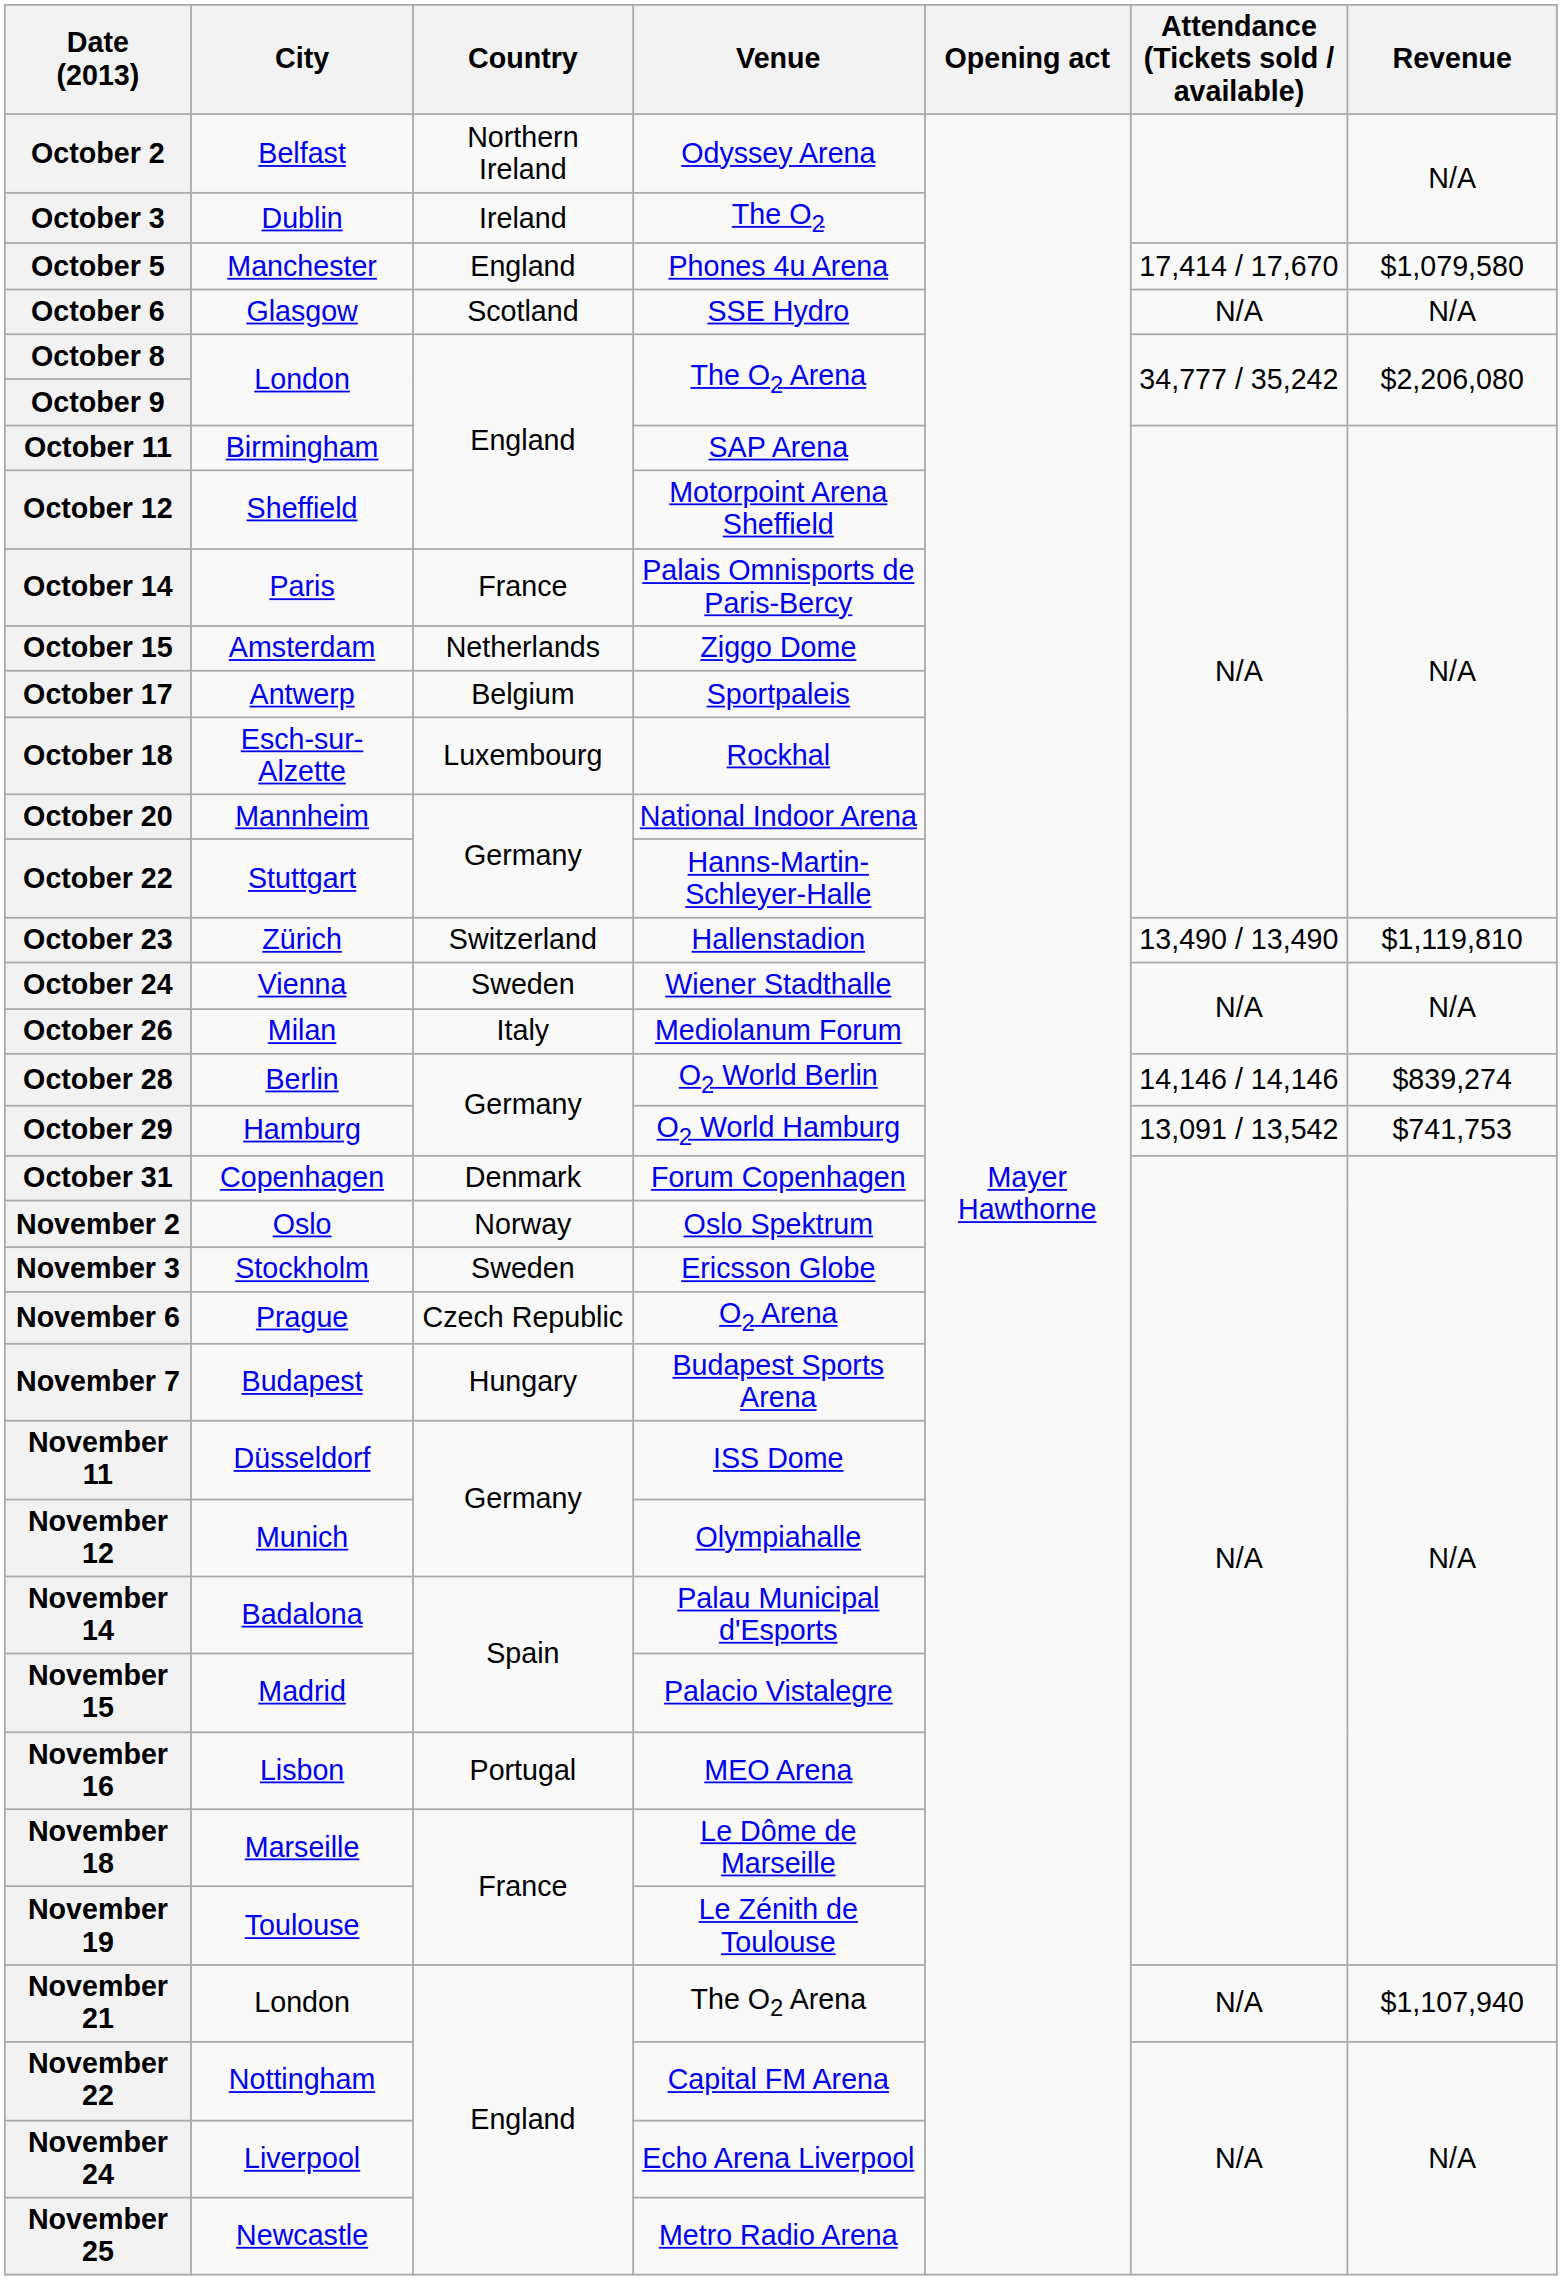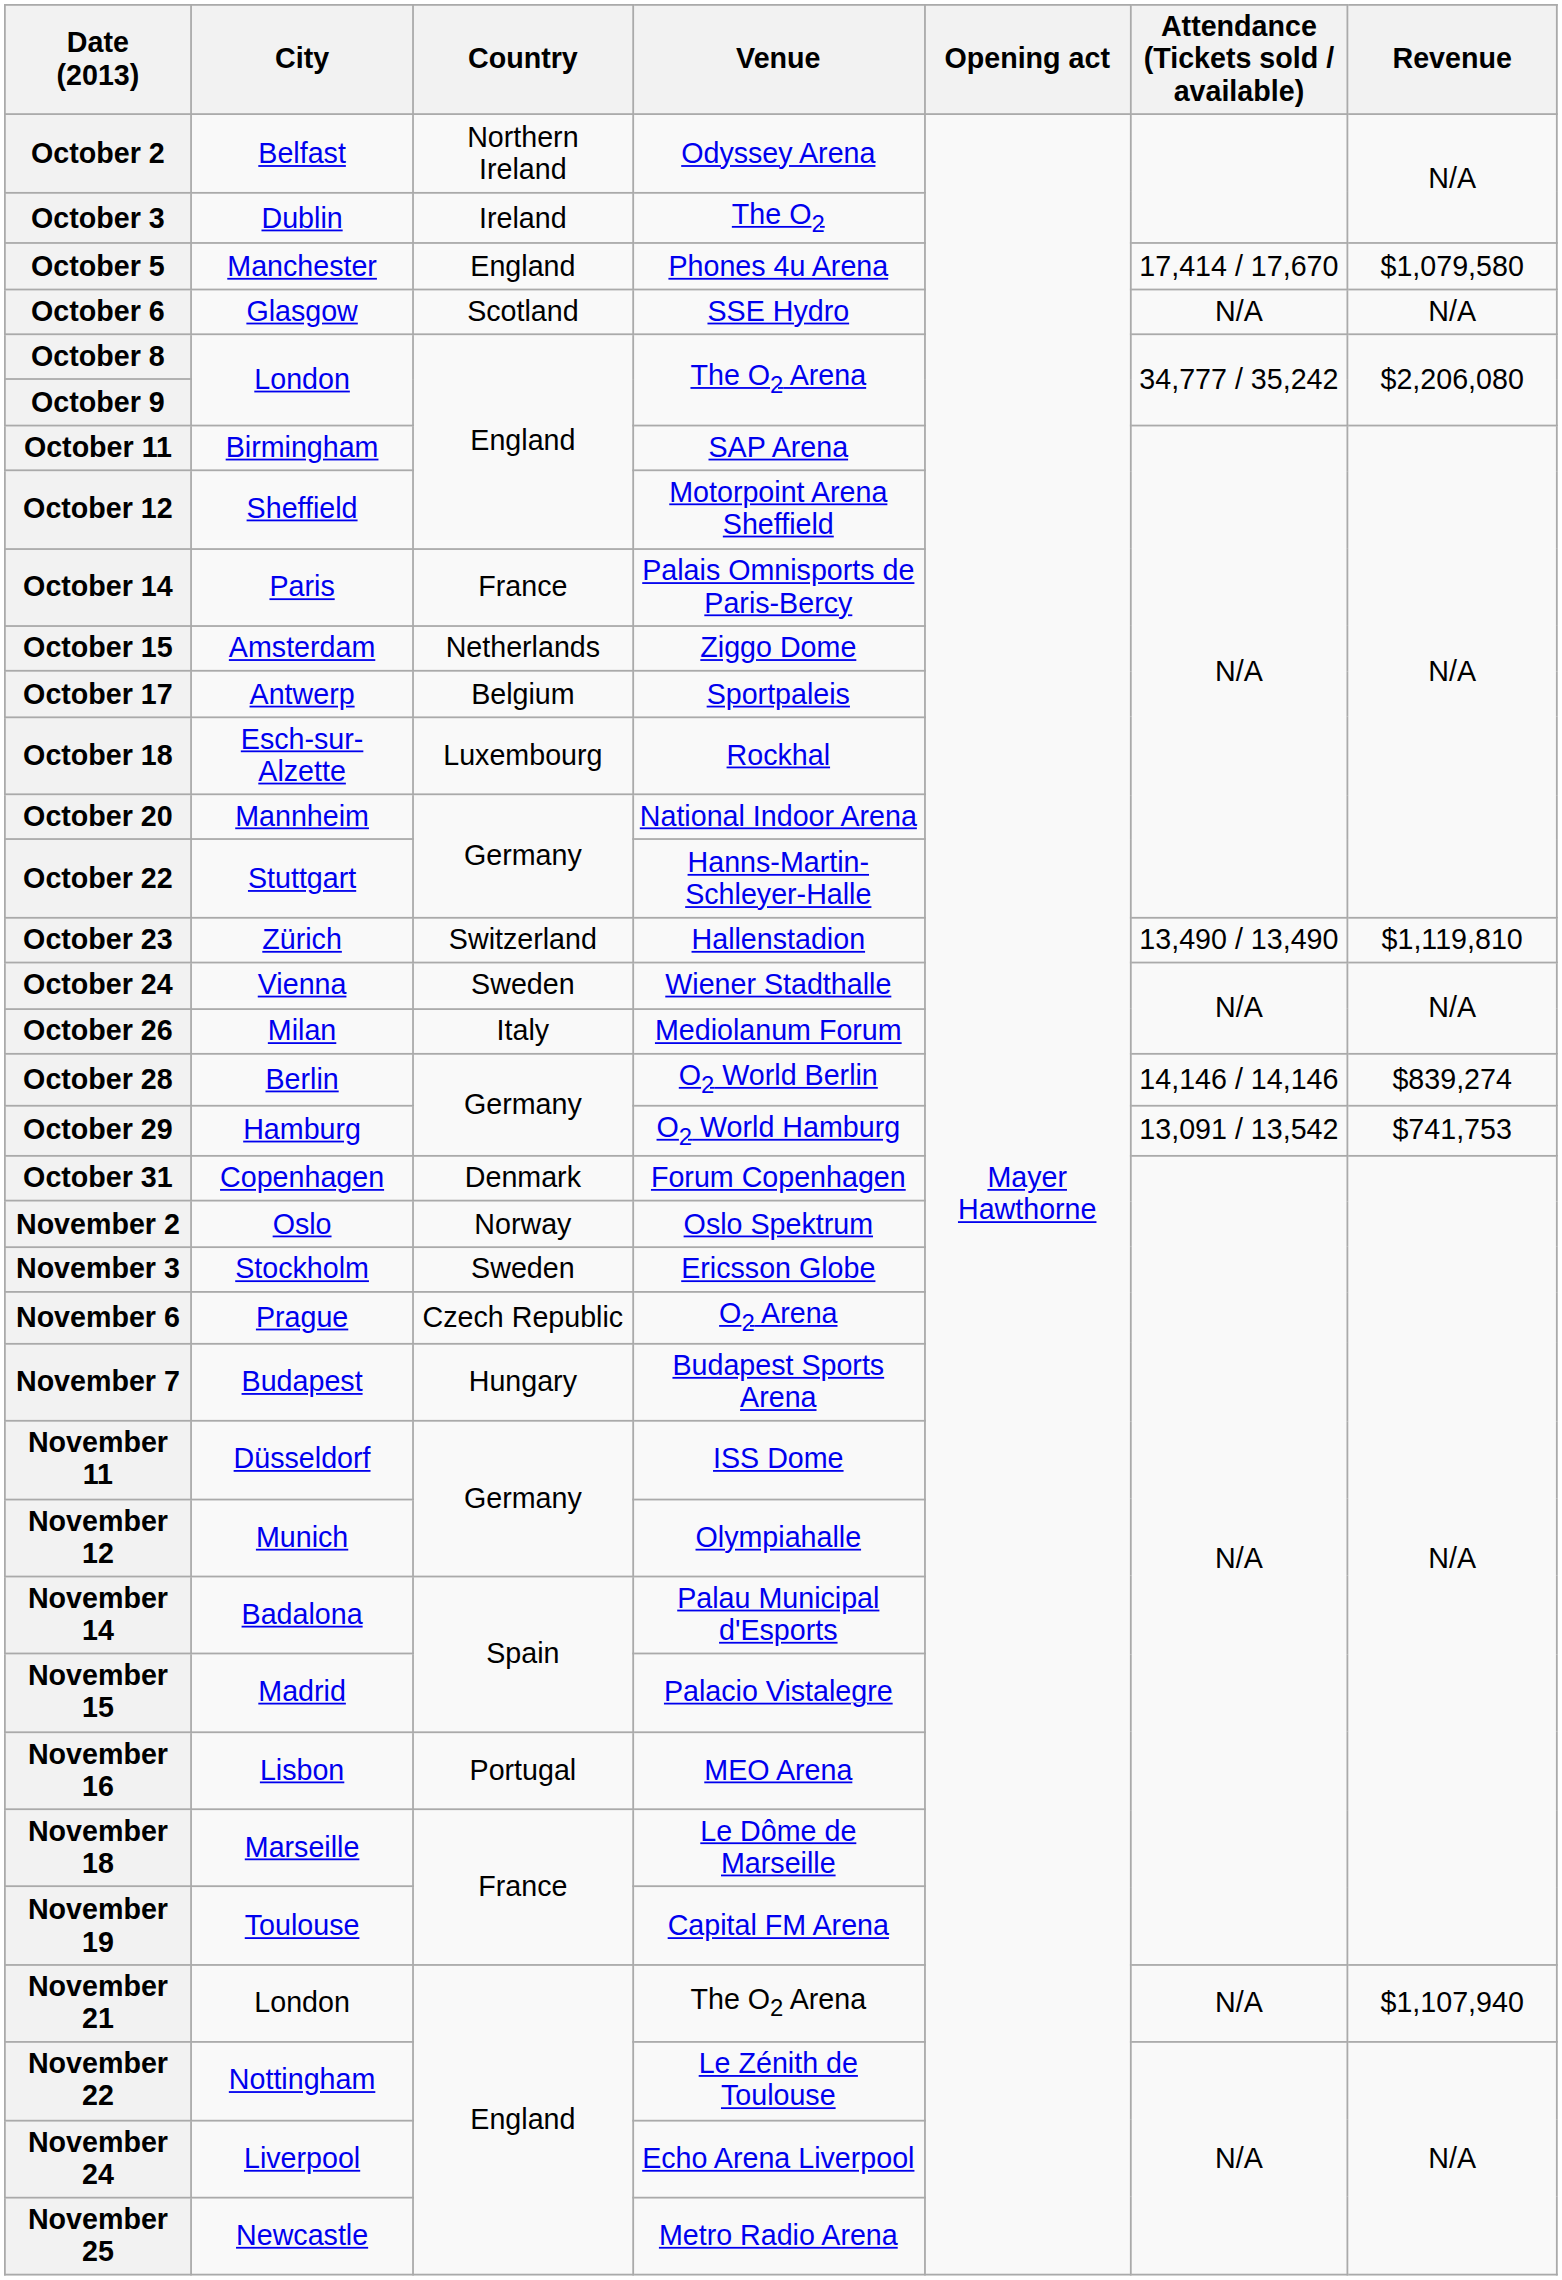(778, 1925) Le Zénith de Toulouse -> (778, 1925) Capital FM Arena
(778, 2080) Capital FM Arena -> (778, 2080) Le Zénith de Toulouse
